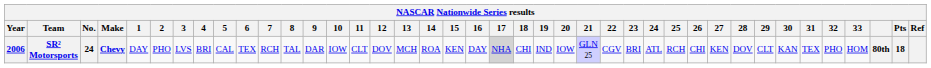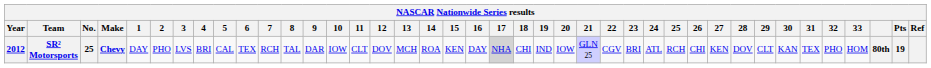(16, 49) 2006 -> (16, 49) 2012
(89, 49) 24 -> (89, 49) 25
(900, 49) 18 -> (900, 49) 19
